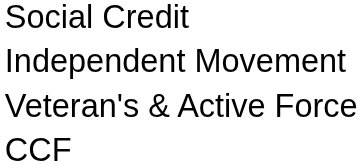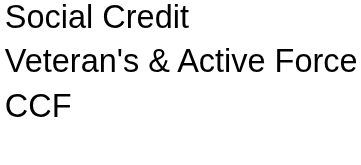- row: (175, 61)
